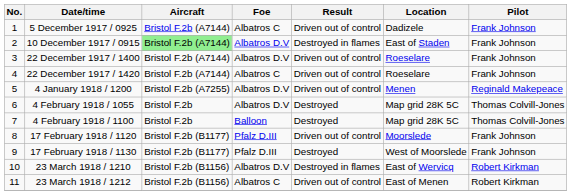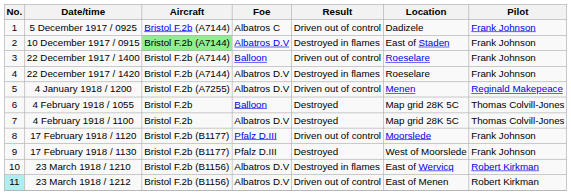(262, 58) Albatros D.V -> (251, 58) Balloon
(257, 74) Albatros C -> (262, 74) Albatros D.V
(337, 74) Driven out of control -> (337, 74) Destroyed in flames
(262, 105) Albatros D.V -> (251, 105) Balloon
(251, 120) Balloon -> (262, 120) Albatros D.V
(14, 182) no background -> (14, 182) paleturquoise background
(257, 182) Albatros C -> (262, 182) Albatros D.V
